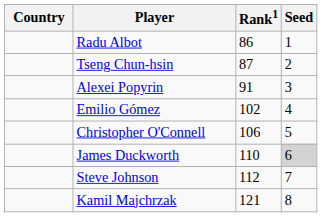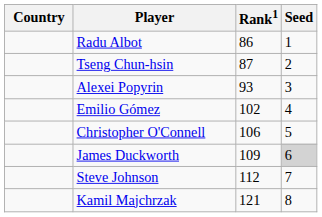(246, 87) 91 -> (246, 87) 93
(249, 155) 110 -> (250, 155) 109
